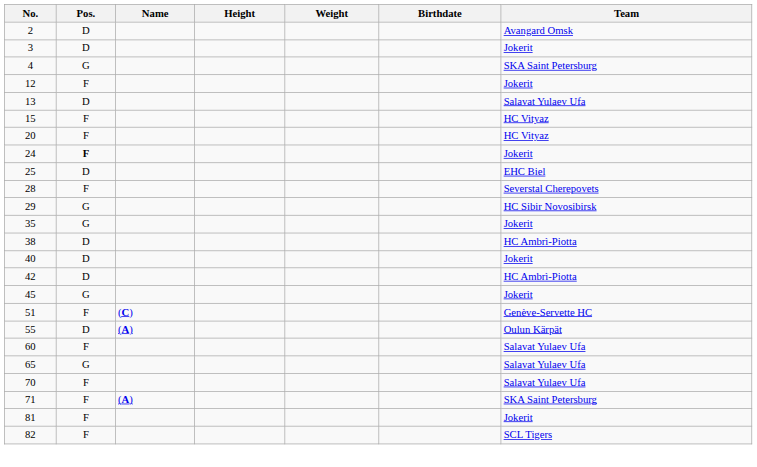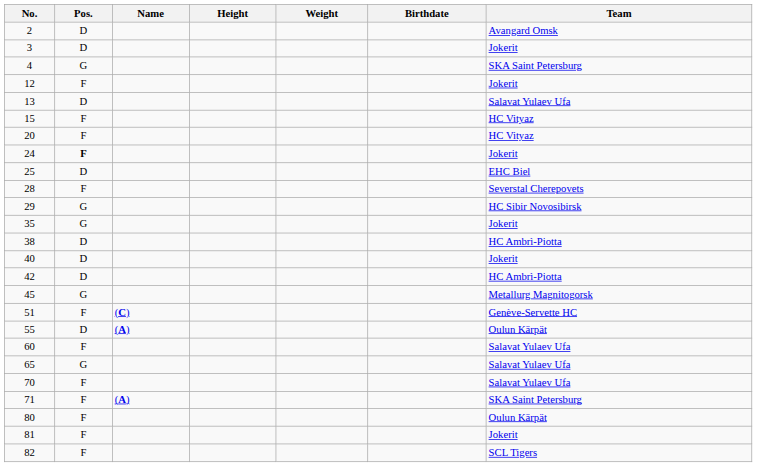(518, 294) Jokerit -> (541, 294) Metallurg Magnitogorsk
+ row: (30, 417)
